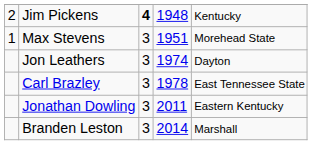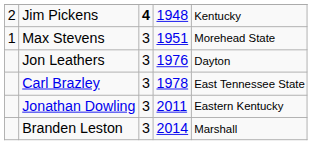(172, 60) 1974 -> (172, 60) 1976
